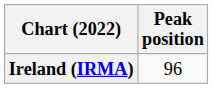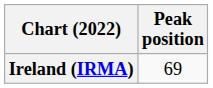(173, 68) 96 -> (173, 68) 69
